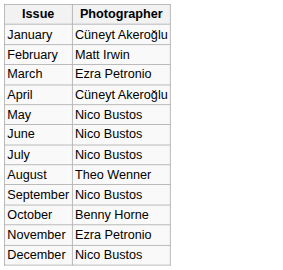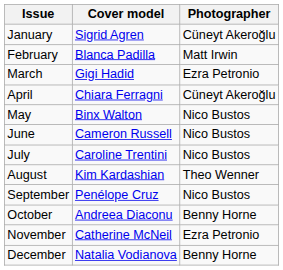+ column: (126, 14)
(109, 255) Nico Bustos -> (220, 255) Benny Horne
